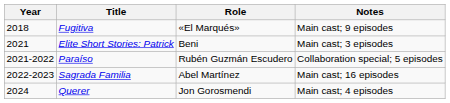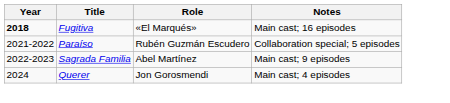(18, 28) normal -> (18, 28) bold
(345, 28) Main cast; 9 episodes -> (305, 28) Main cast; 16 episodes
- row: (116, 43)
(348, 75) Main cast; 16 episodes -> (302, 59) Main cast; 9 episodes
